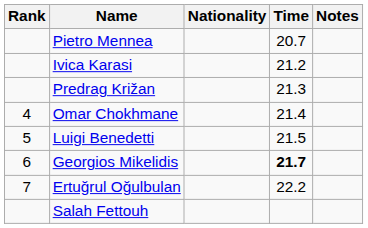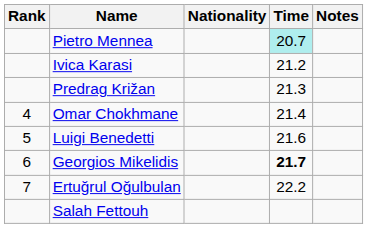(291, 41) no background -> (291, 41) paleturquoise background
(291, 138) 21.5 -> (291, 138) 21.6
